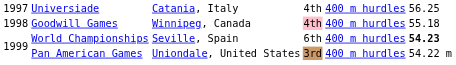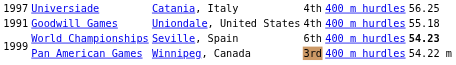(16, 23) 1998 -> (16, 23) 1991
(201, 23) Winnipeg, Canada -> (226, 23) Uniondale, United States
(313, 23) pink background -> (313, 23) no background
(226, 53) Uniondale, United States -> (201, 53) Winnipeg, Canada
